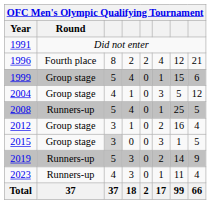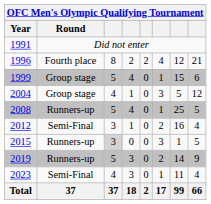(71, 126) Group stage -> (71, 126) Semi-Final
(71, 142) Group stage -> (71, 142) Runners-up
(71, 175) Runners-up -> (71, 175) Semi-Final
